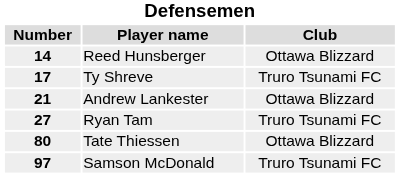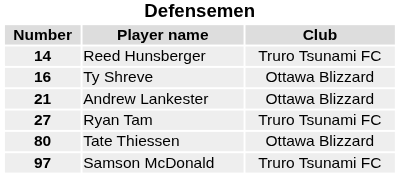(320, 56) Ottawa Blizzard -> (320, 56) Truro Tsunami FC
(43, 77) 17 -> (43, 77) 16
(320, 77) Truro Tsunami FC -> (320, 77) Ottawa Blizzard
